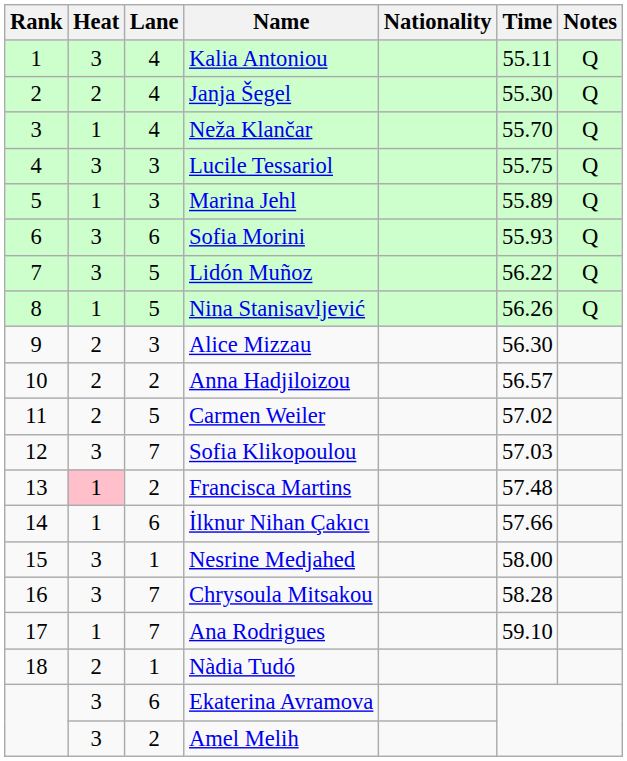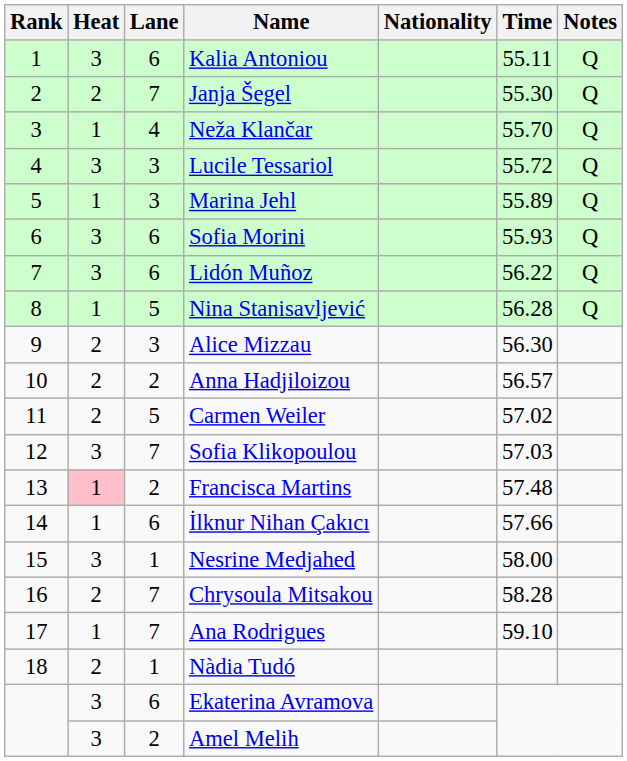(154, 58) 4 -> (154, 58) 6
(154, 93) 4 -> (154, 93) 7
(527, 165) 55.75 -> (527, 165) 55.72
(154, 272) 5 -> (154, 272) 6
(527, 308) 56.26 -> (527, 308) 56.28
(96, 594) 3 -> (96, 594) 2
